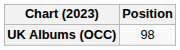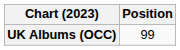(148, 34) 98 -> (148, 34) 99
